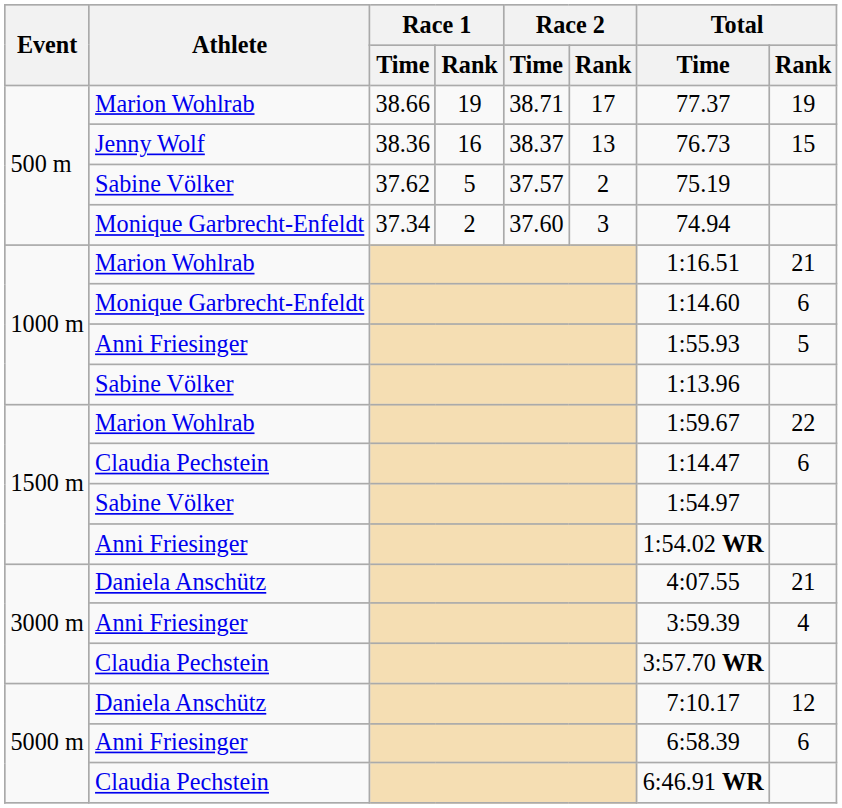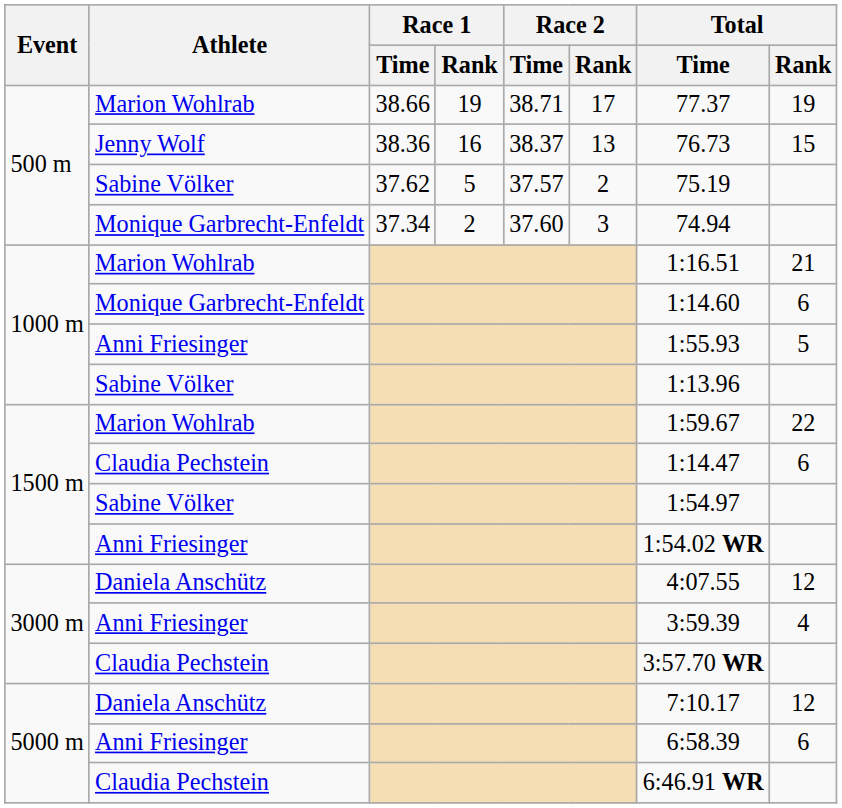(803, 583) 21 -> (803, 583) 12
